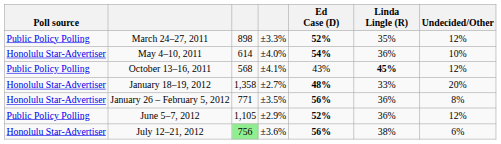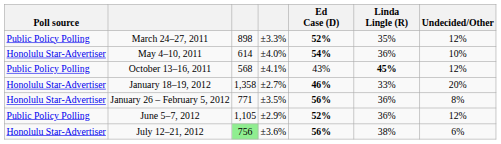(321, 85) 48% -> (321, 85) 46%
